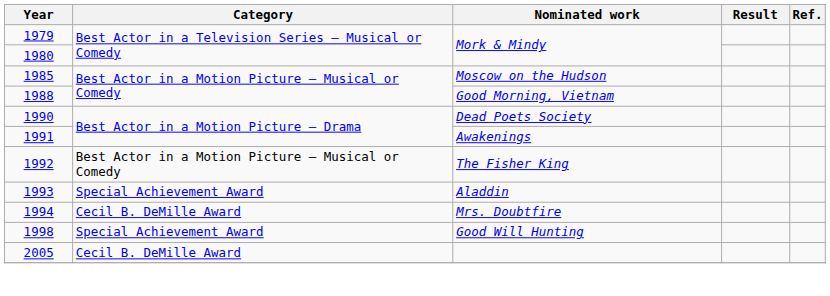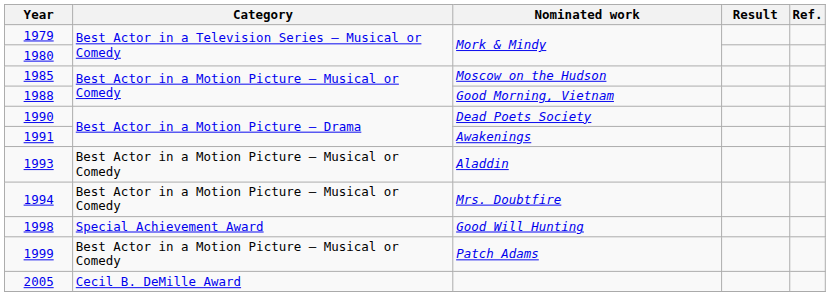- row: (39, 164)
(170, 192) Special Achievement Award -> (237, 164) Best Actor in a Motion Picture – Musical or Comedy
(158, 212) Cecil B. DeMille Award -> (237, 199) Best Actor in a Motion Picture – Musical or Comedy
+ row: (39, 254)
